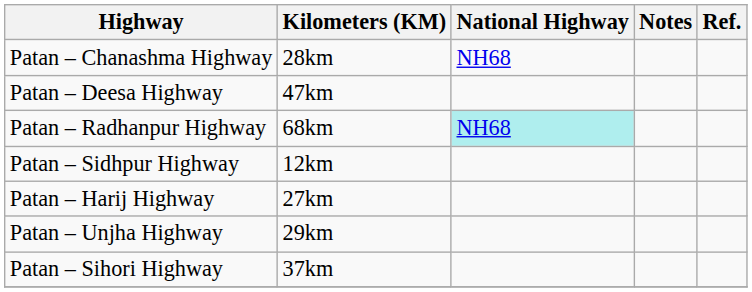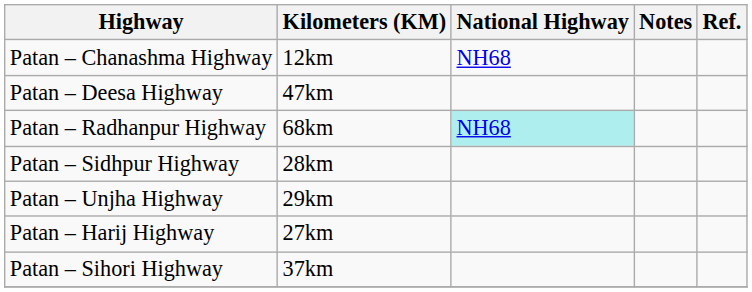(308, 57) 28km -> (308, 57) 12km
(308, 163) 12km -> (308, 163) 28km
rows swapped: (116, 233) <-> (112, 198)
